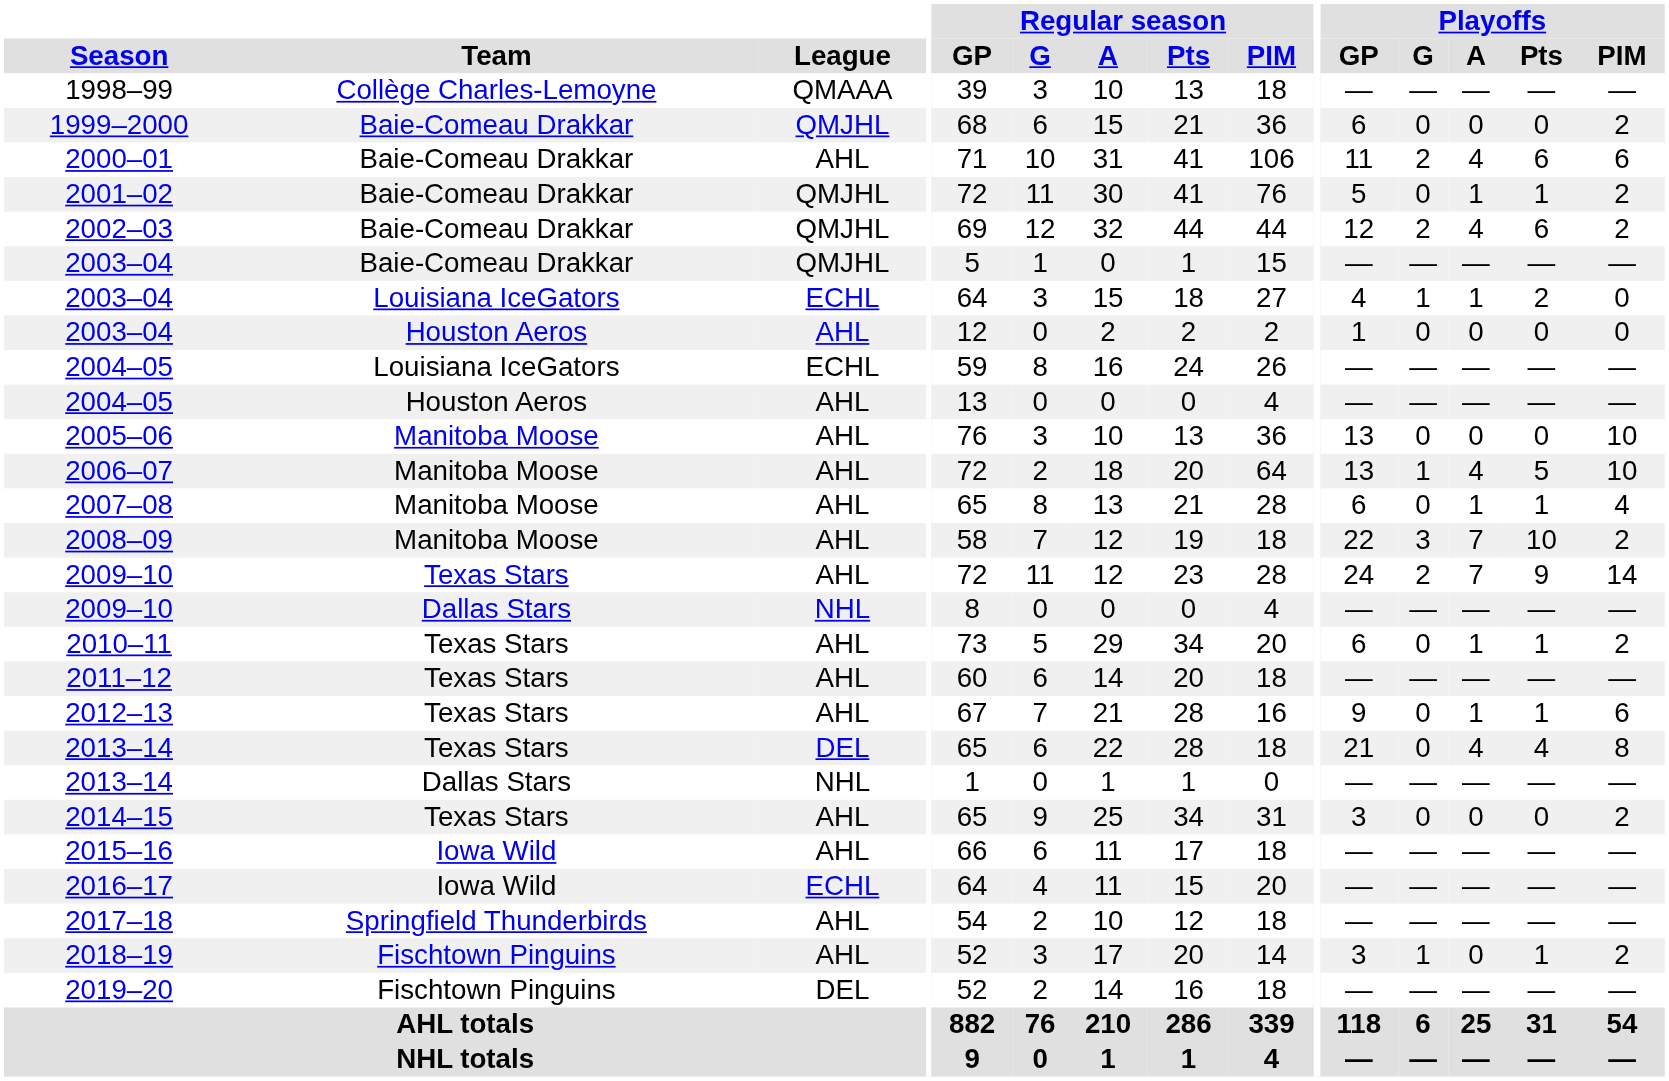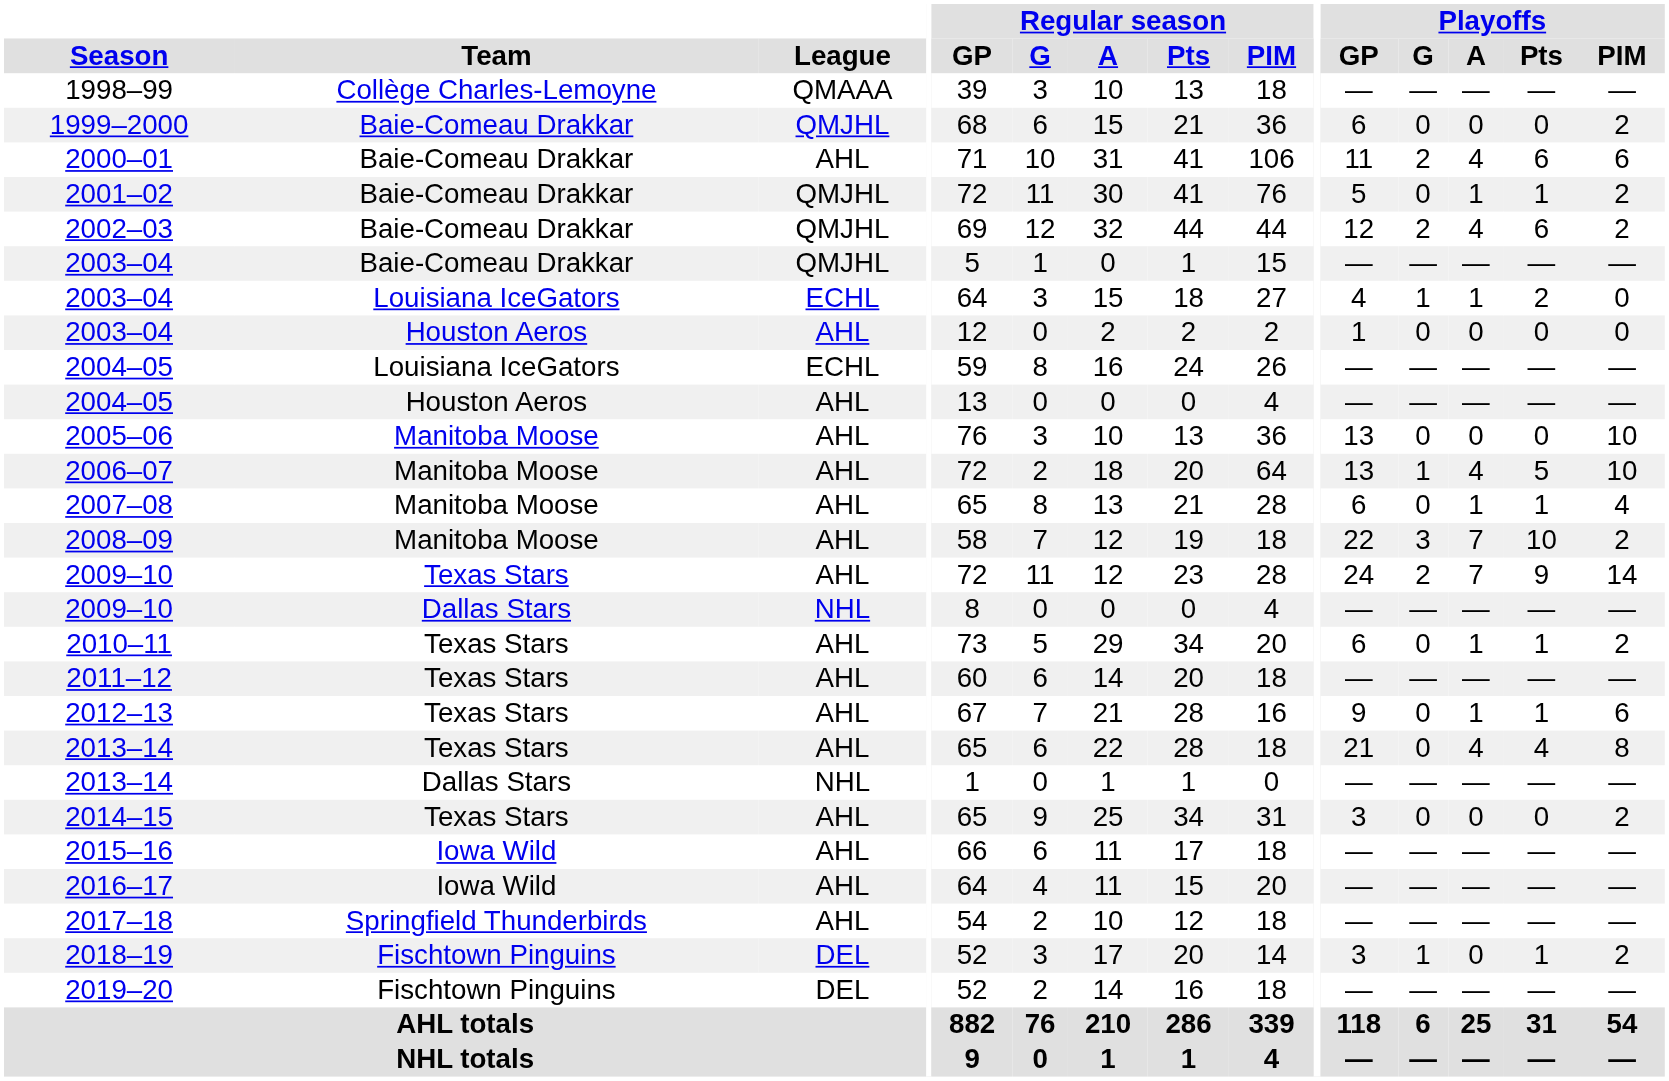(842, 747) DEL -> (842, 747) AHL
(842, 885) ECHL -> (842, 885) AHL
(842, 955) AHL -> (842, 955) DEL
